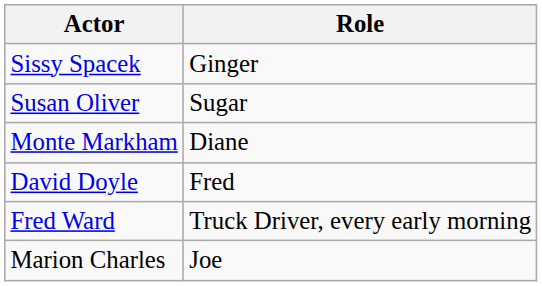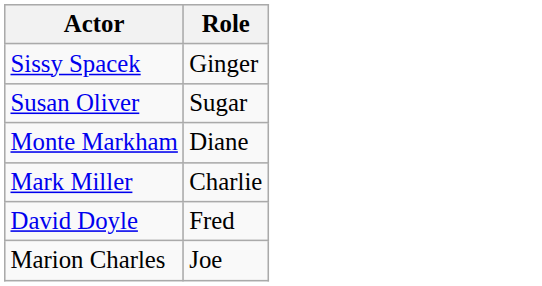+ row: (71, 181)
- row: (63, 220)
